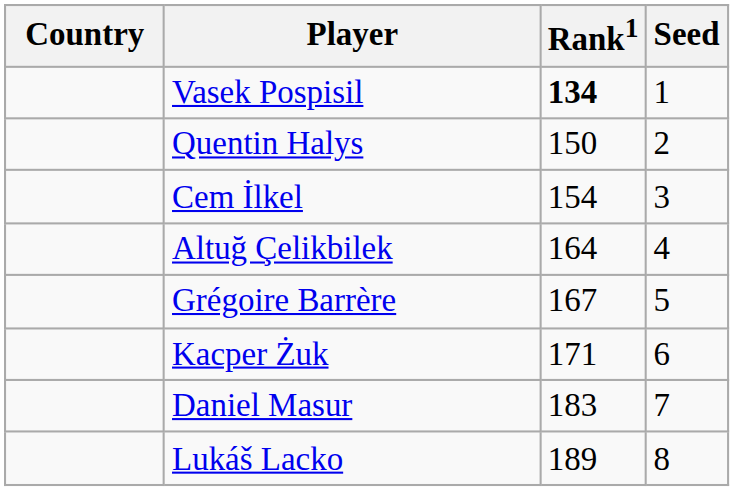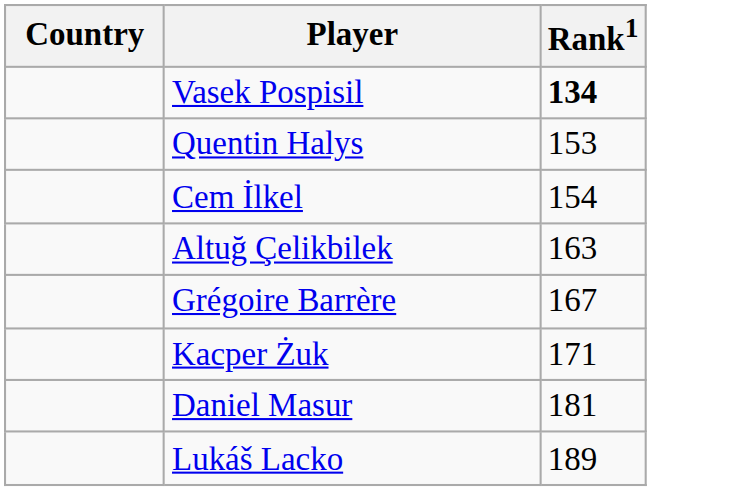- column: (687, 35)
(572, 144) 150 -> (572, 144) 153
(572, 248) 164 -> (572, 248) 163
(572, 405) 183 -> (572, 405) 181
